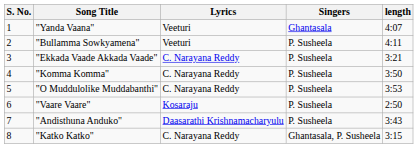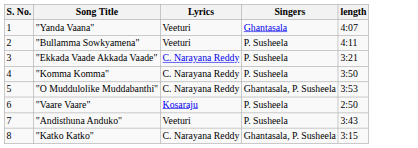(310, 89) P. Susheela -> (290, 89) Ghantasala, P. Susheela
(223, 120) Daasarathi Krishnamacharyulu -> (177, 120) Veeturi
